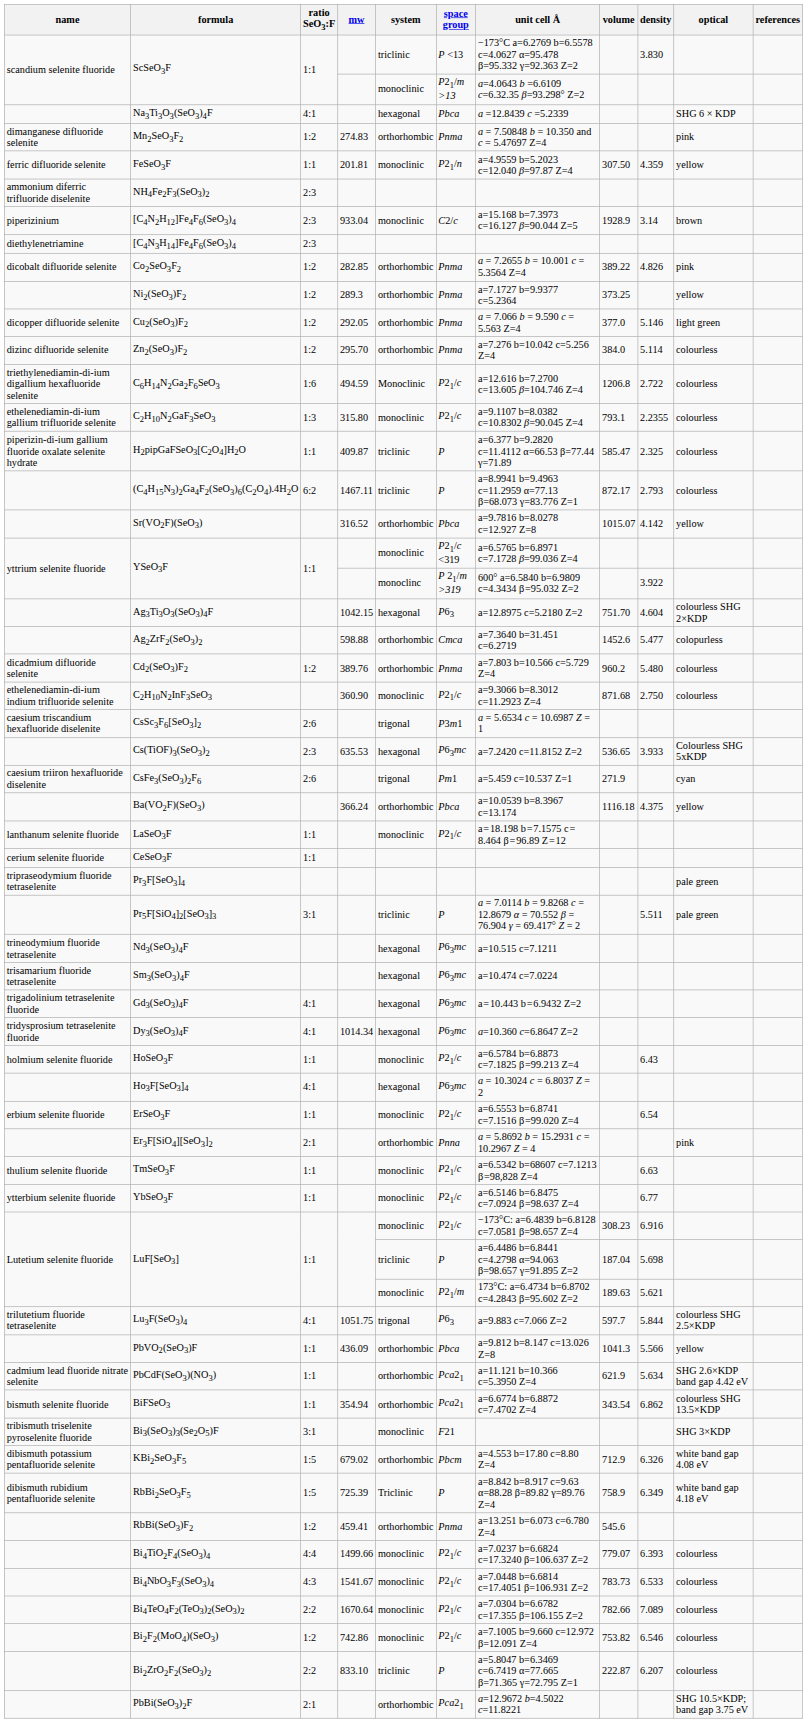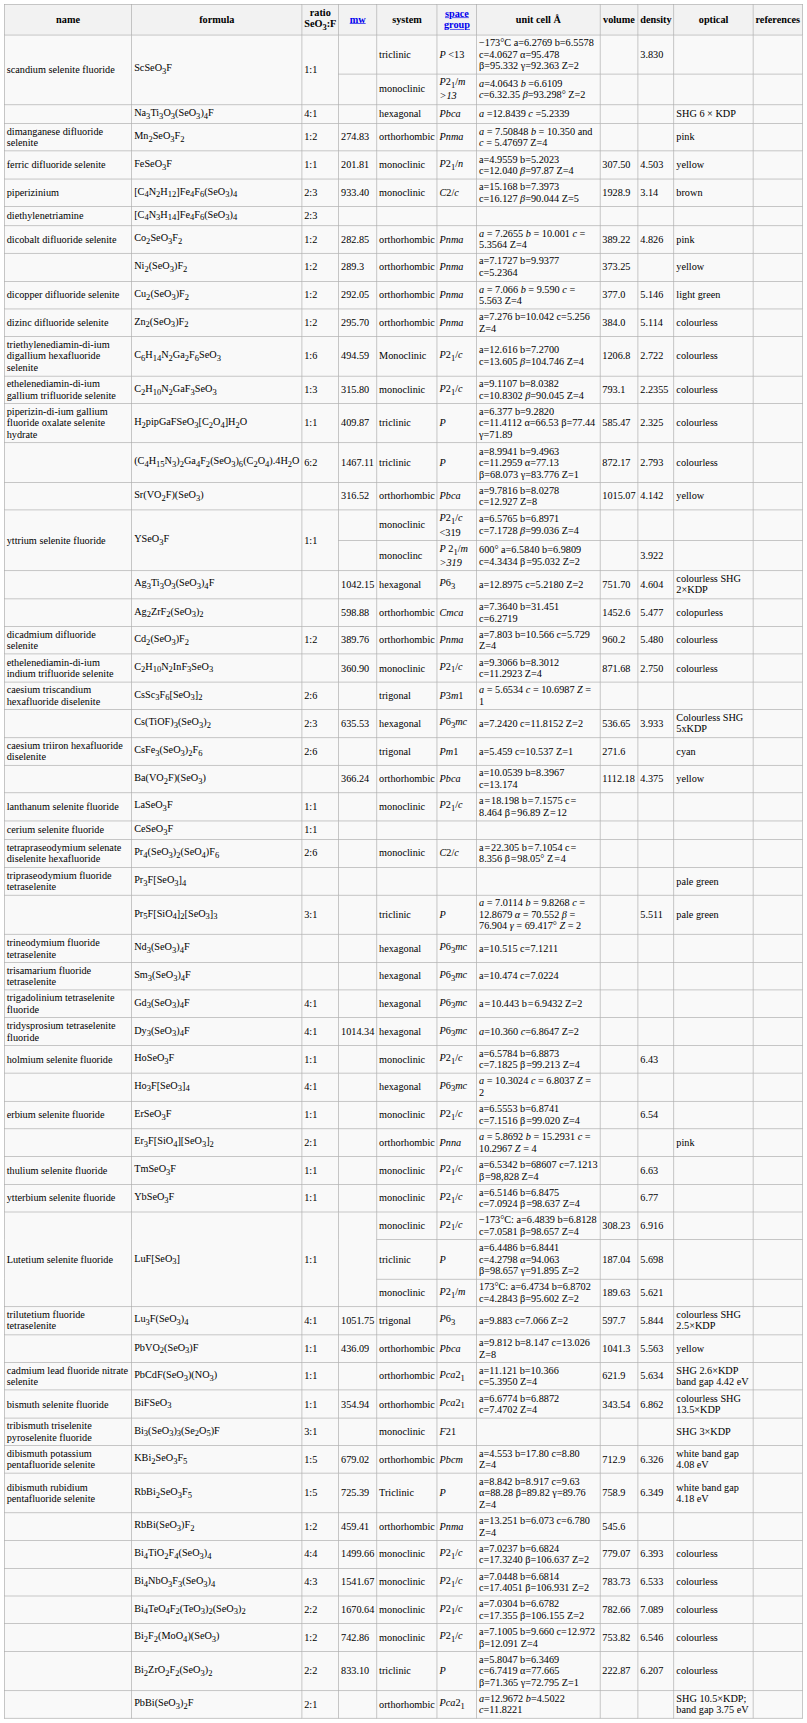(652, 165) 4.359 -> (652, 165) 4.503
- row: (48, 192)
(354, 220) 933.04 -> (355, 192) 933.40
(614, 779) 271.9 -> (614, 751) 271.6
(618, 807) 1116.18 -> (619, 779) 1112.18
+ row: (64, 853)
(652, 1348) 5.566 -> (652, 1348) 5.563
